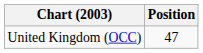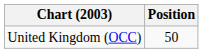(171, 37) 47 -> (171, 37) 50
